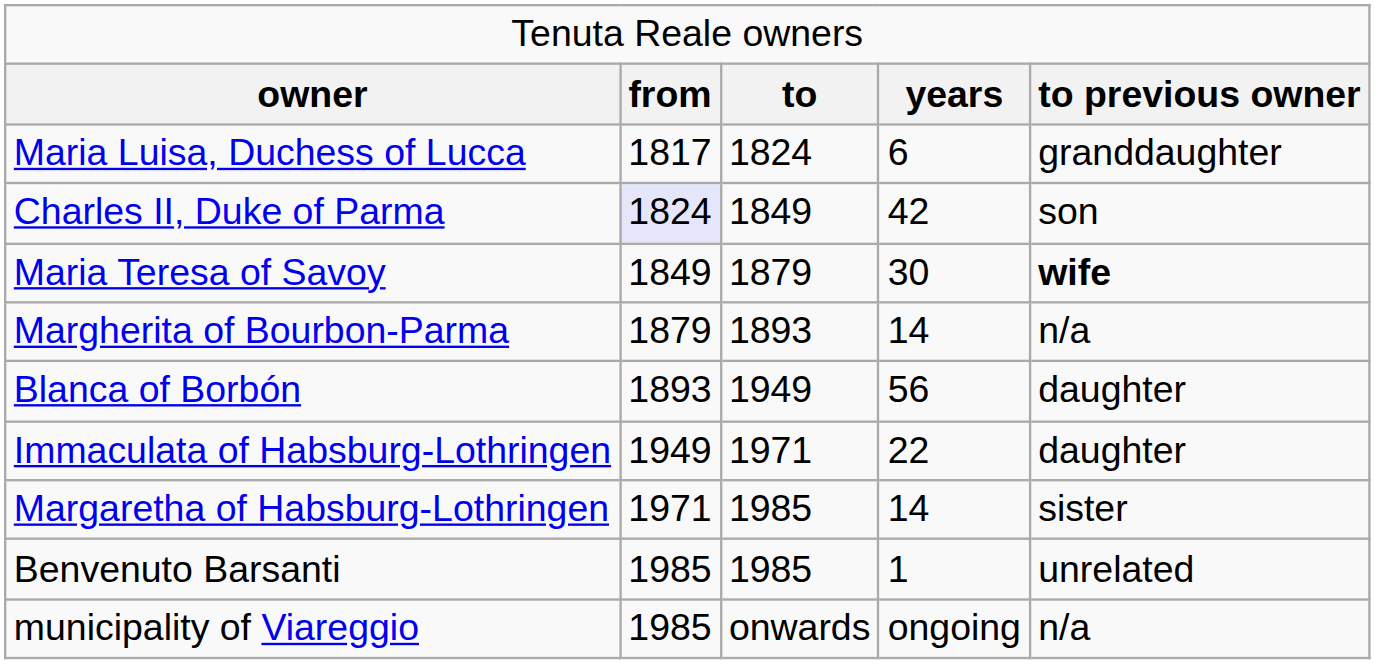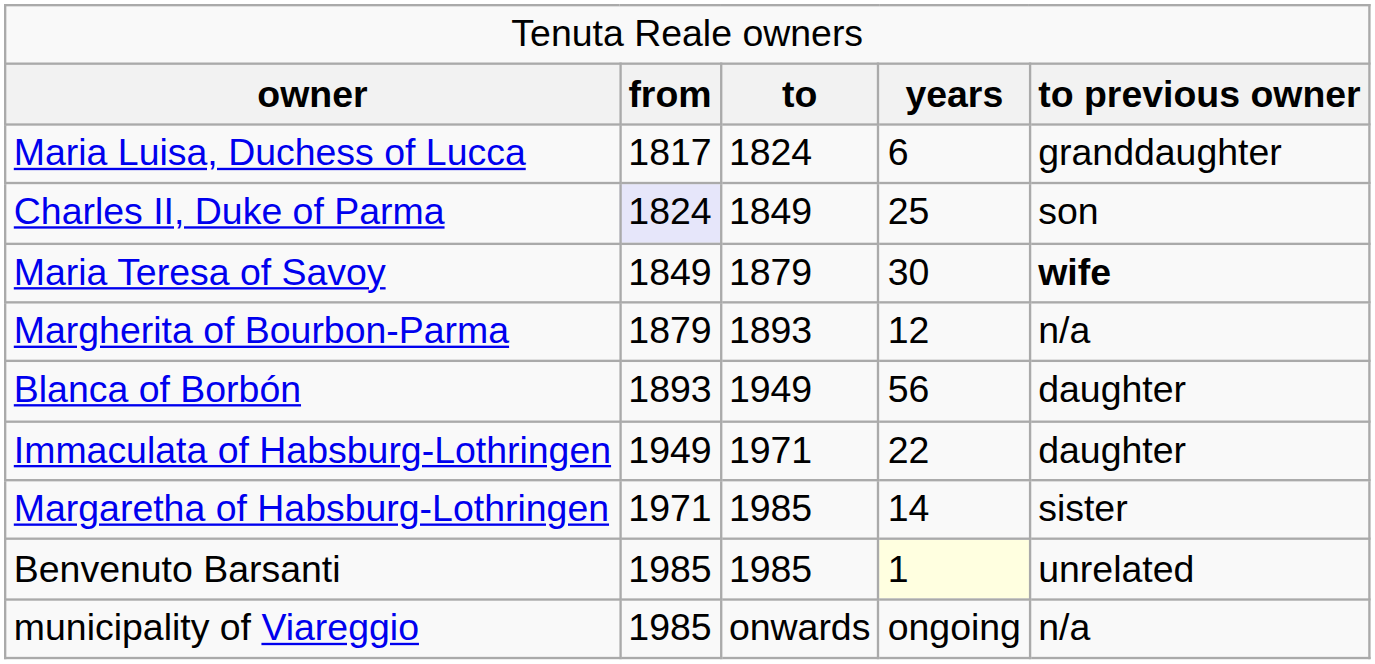(909, 212) 42 -> (909, 212) 25
(909, 331) 14 -> (909, 331) 12
(898, 568) no background -> (898, 568) lightyellow background
